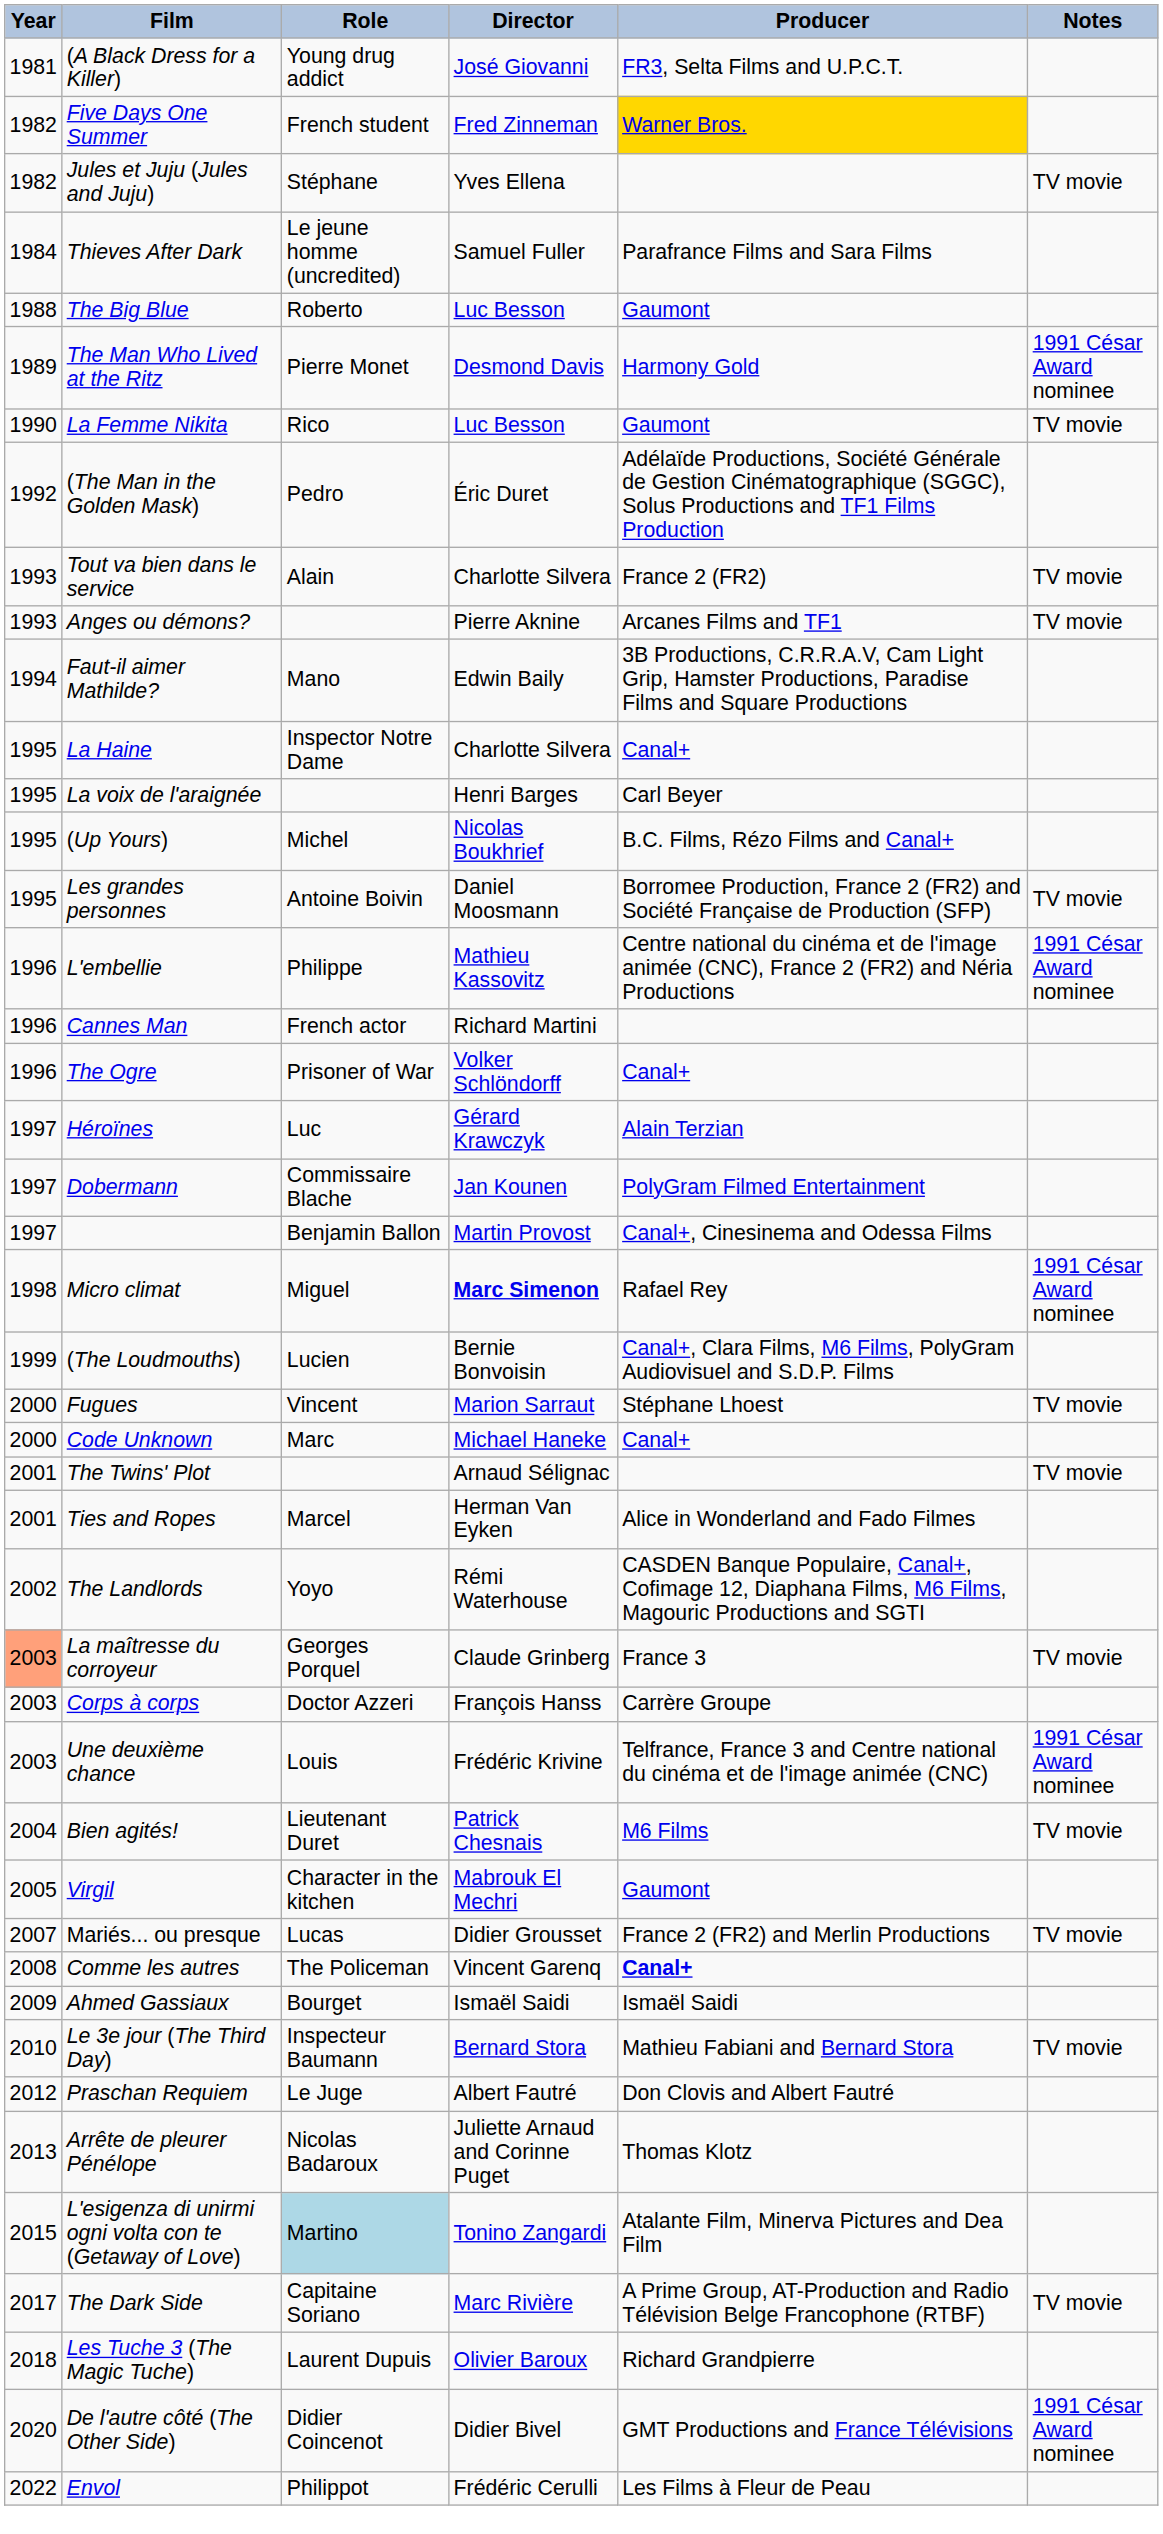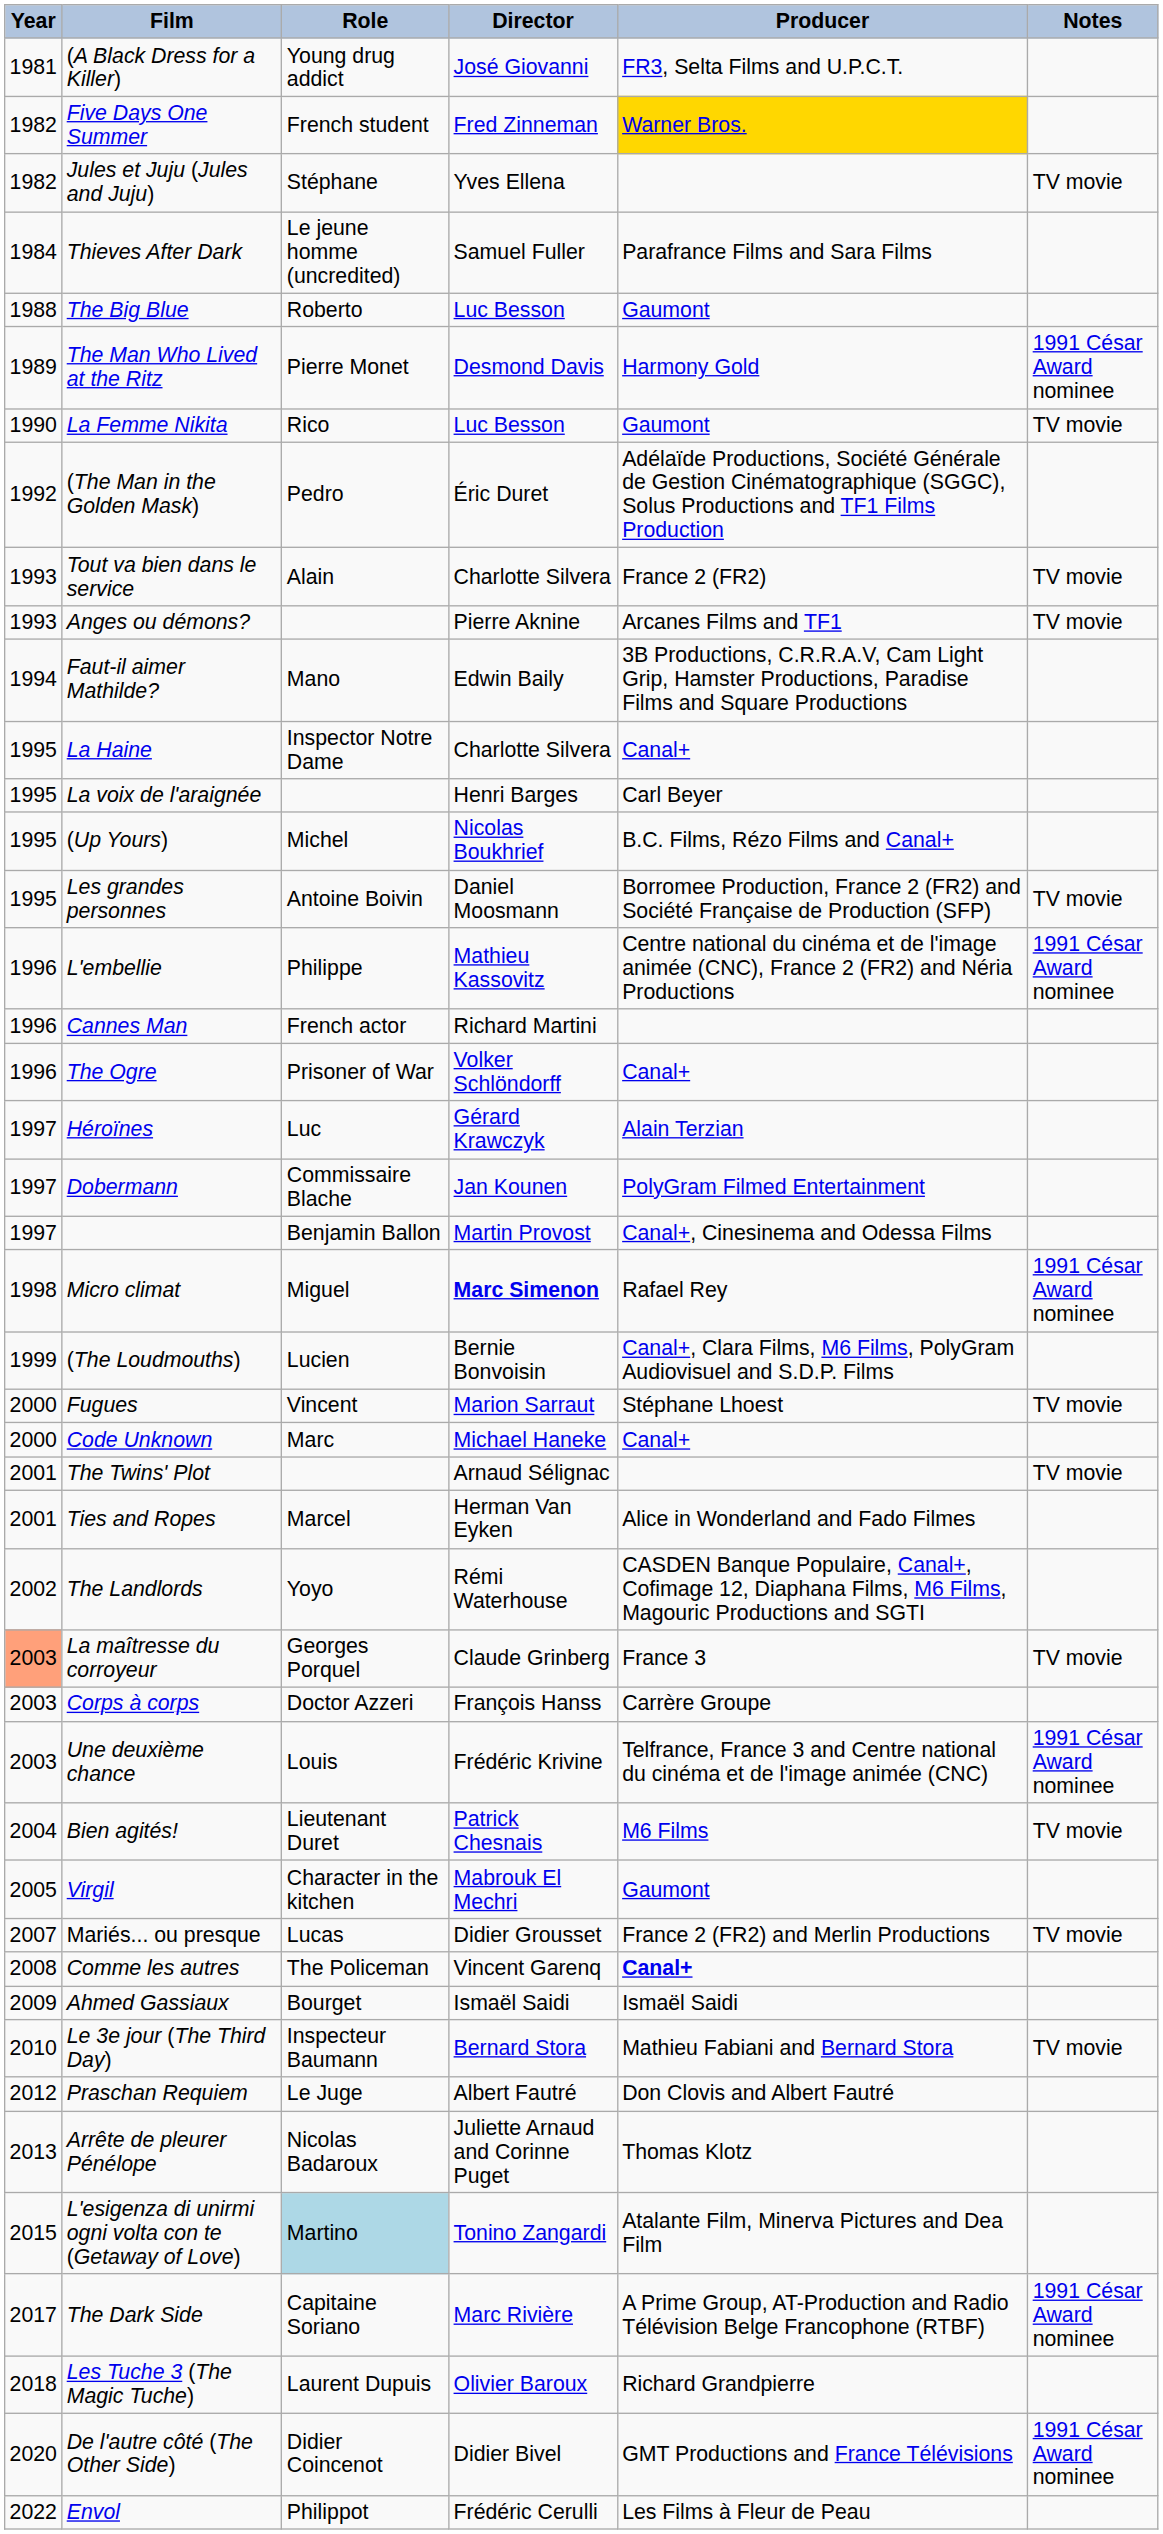(1078, 2302) TV movie -> (1088, 2314) 1991 César Award nominee
